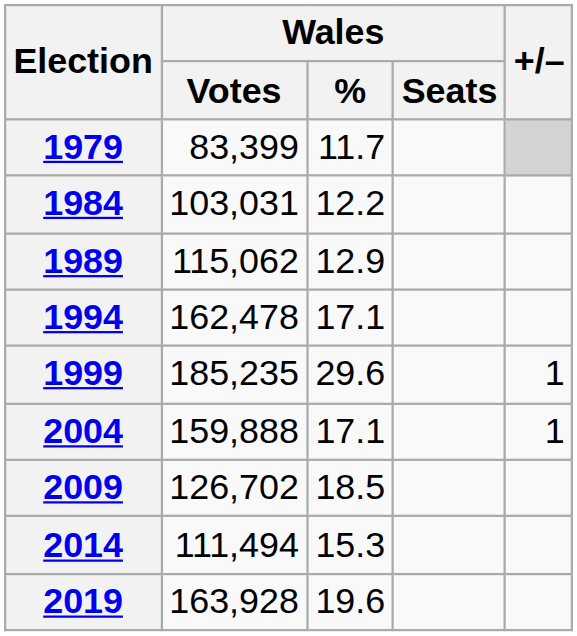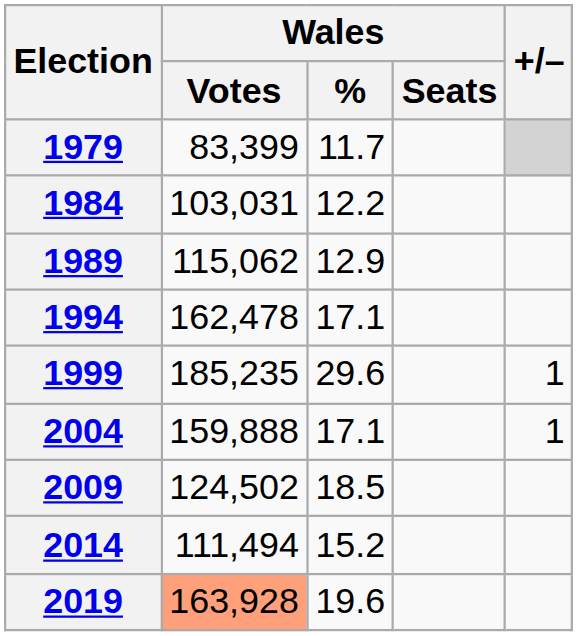(234, 487) 126,702 -> (234, 487) 124,502
(350, 544) 15.3 -> (350, 544) 15.2
(234, 601) no background -> (234, 601) lightsalmon background
